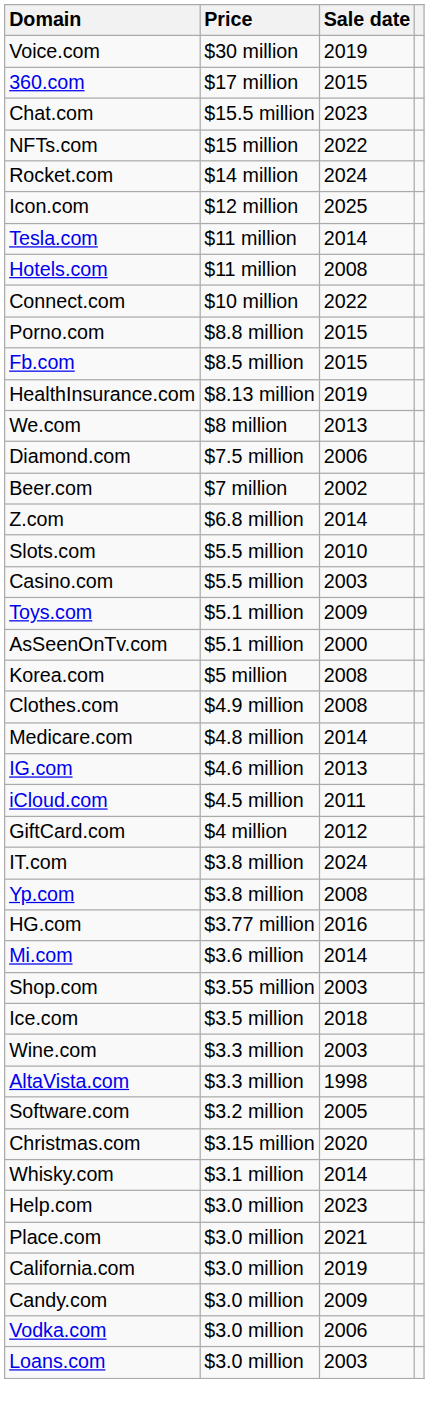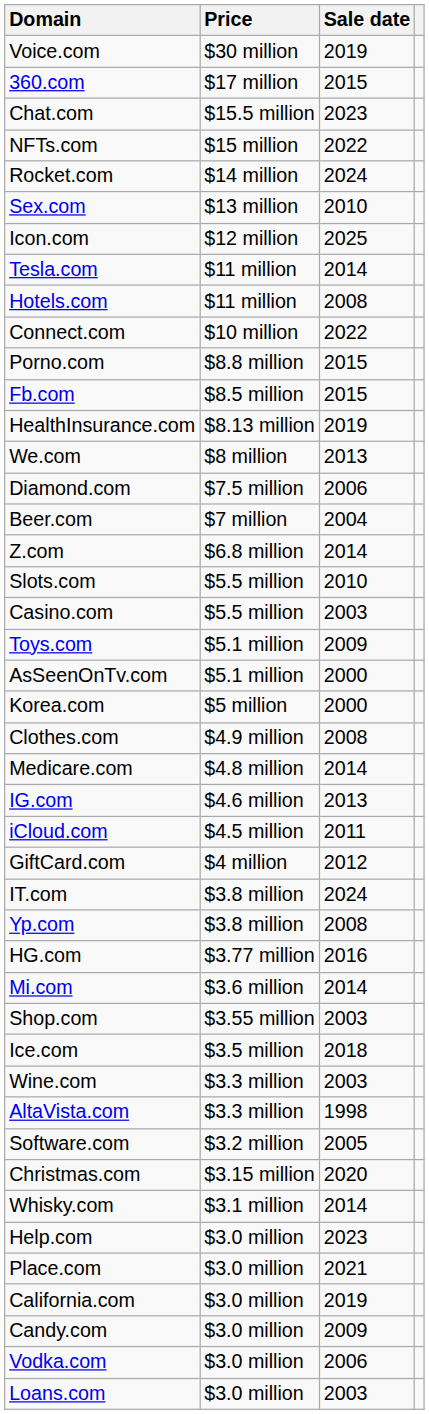+ row: (47, 207)
(346, 488) 2002 -> (346, 519) 2004
(346, 675) 2008 -> (346, 706) 2000
